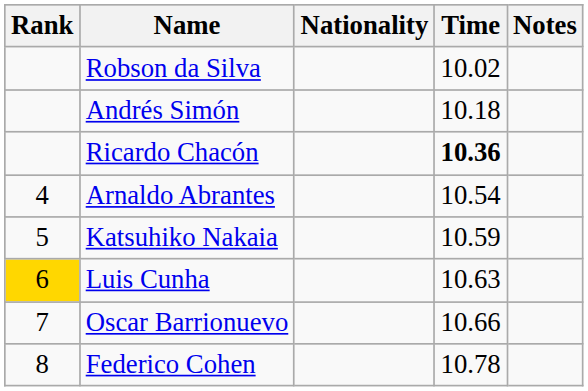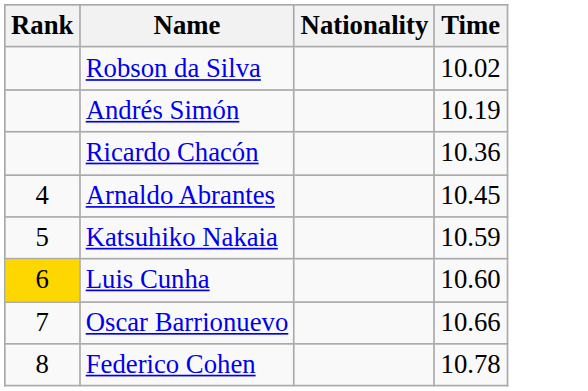- column: (545, 25)
(471, 110) 10.18 -> (471, 110) 10.19
(471, 152) bold -> (471, 152) normal
(471, 195) 10.54 -> (471, 195) 10.45
(471, 279) 10.63 -> (471, 279) 10.60
